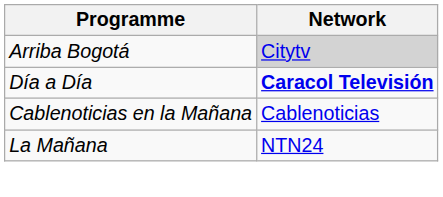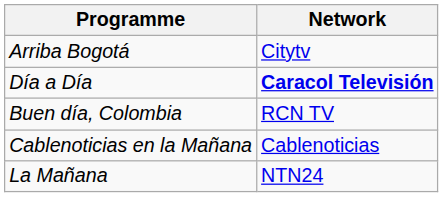(286, 51) lightgrey background -> (286, 51) no background
+ row: (96, 113)
